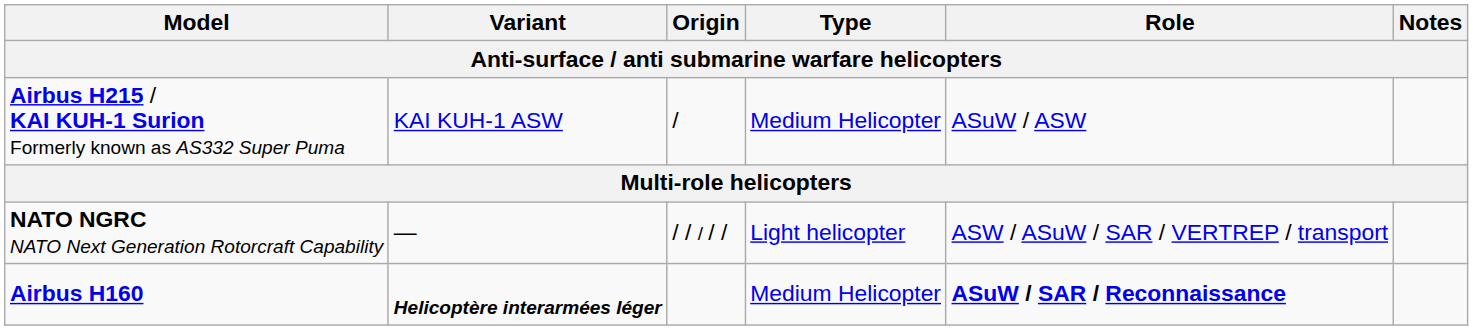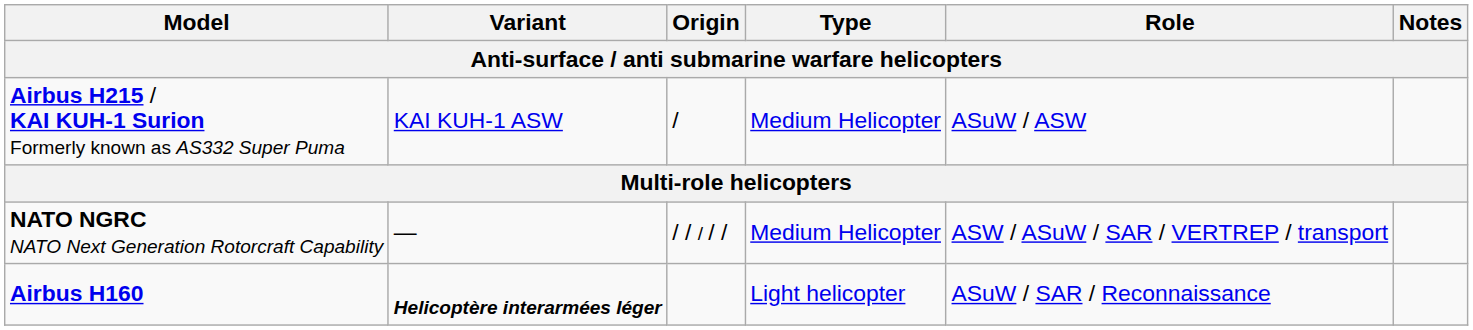(828, 232) Light helicopter -> (846, 232) Medium Helicopter
(846, 294) Medium Helicopter -> (828, 294) Light helicopter
(1119, 294) bold -> (1111, 294) normal
